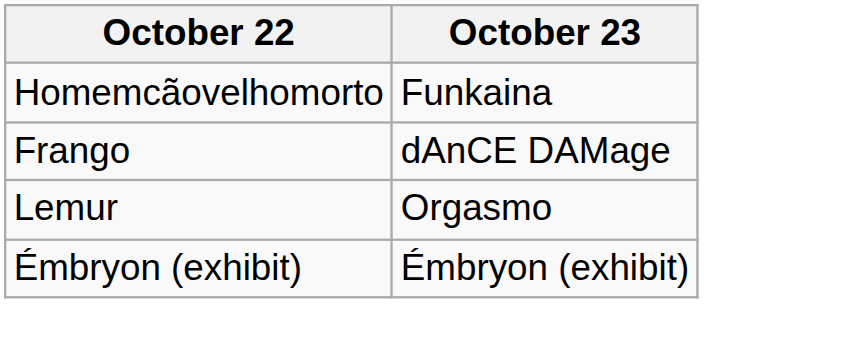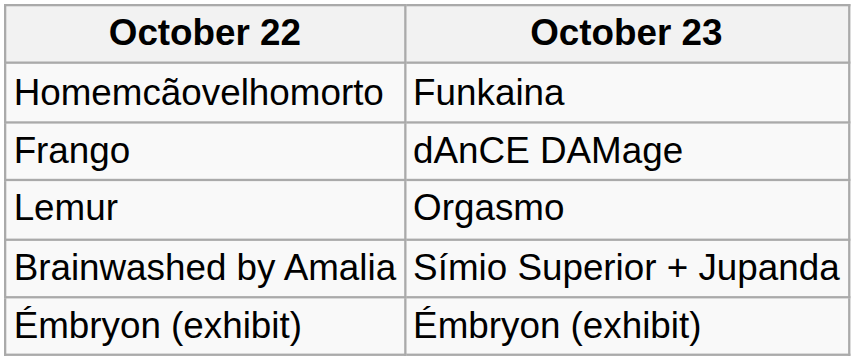+ row: (205, 267)
